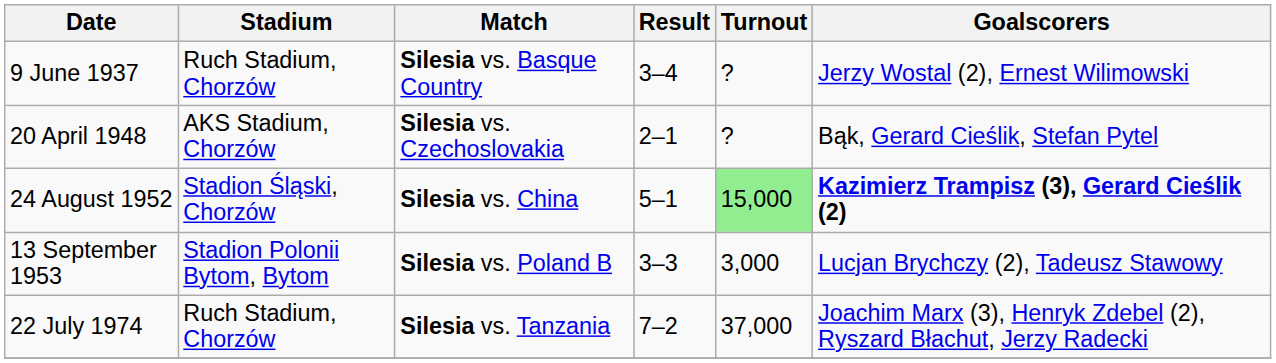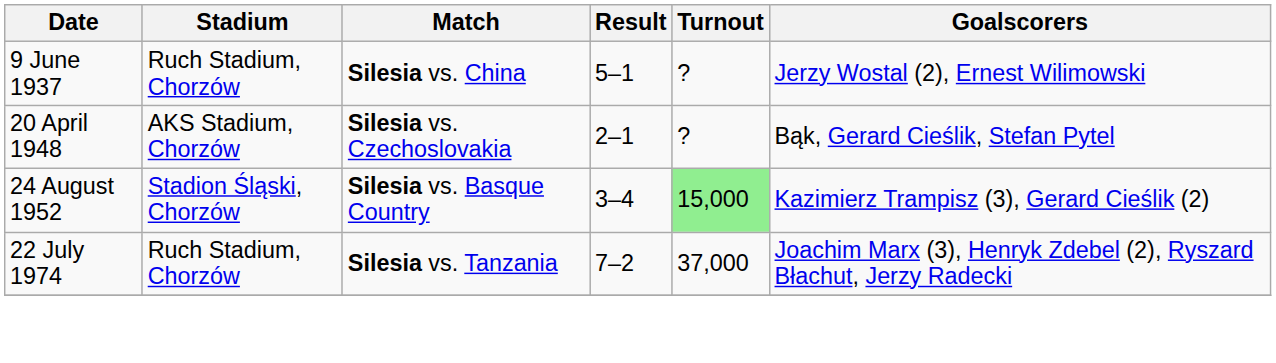(498, 73) Silesia vs. Basque Country -> (437, 73) Silesia vs. China
(658, 73) 3–4 -> (615, 73) 5–1
(489, 199) Silesia vs. China -> (446, 199) Silesia vs. Basque Country
(658, 199) 5–1 -> (615, 199) 3–4
(1030, 199) bold -> (992, 199) normal
- row: (83, 263)
